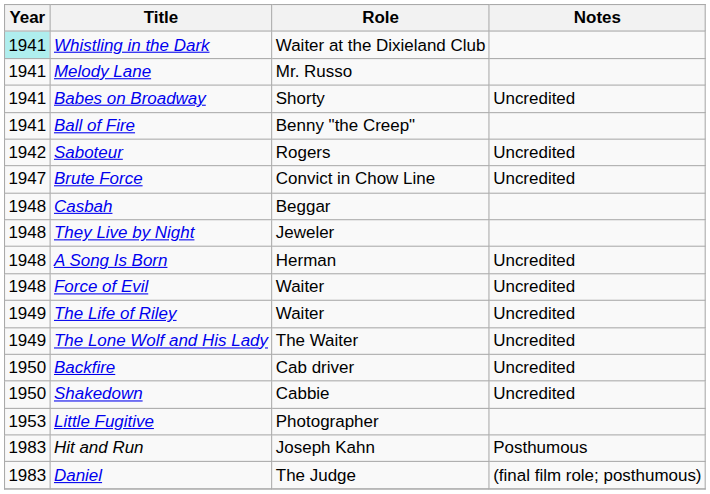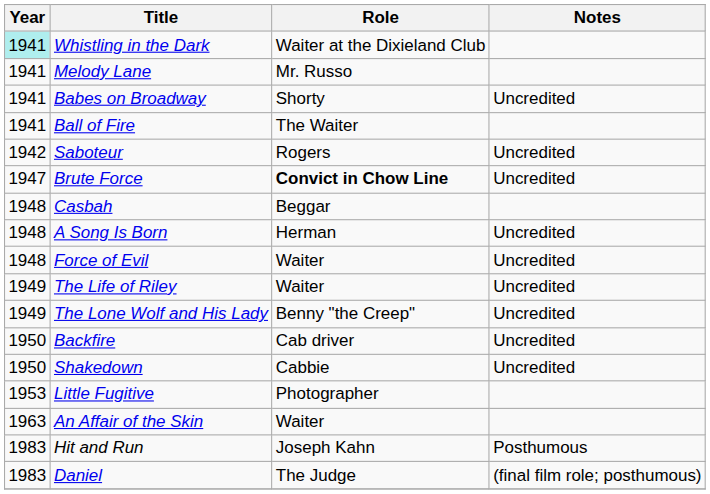(345, 125) Benny "the Creep" -> (317, 125) The Waiter
(355, 179) normal -> (362, 179) bold
- row: (124, 233)
(317, 340) The Waiter -> (345, 313) Benny "the Creep"
+ row: (129, 421)
